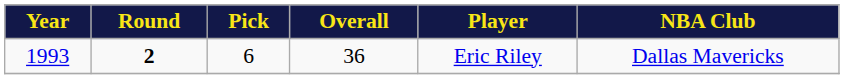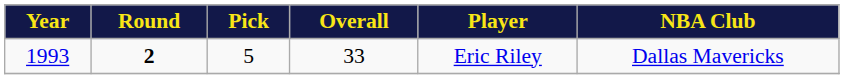(249, 55) 6 -> (249, 55) 5
(354, 55) 36 -> (354, 55) 33
